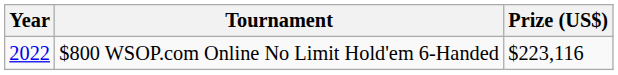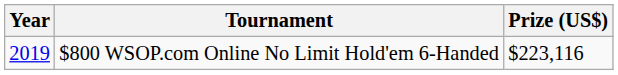(30, 52) 2022 -> (30, 52) 2019
